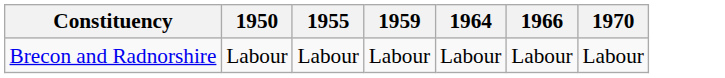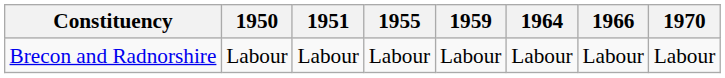+ column: (328, 21)
